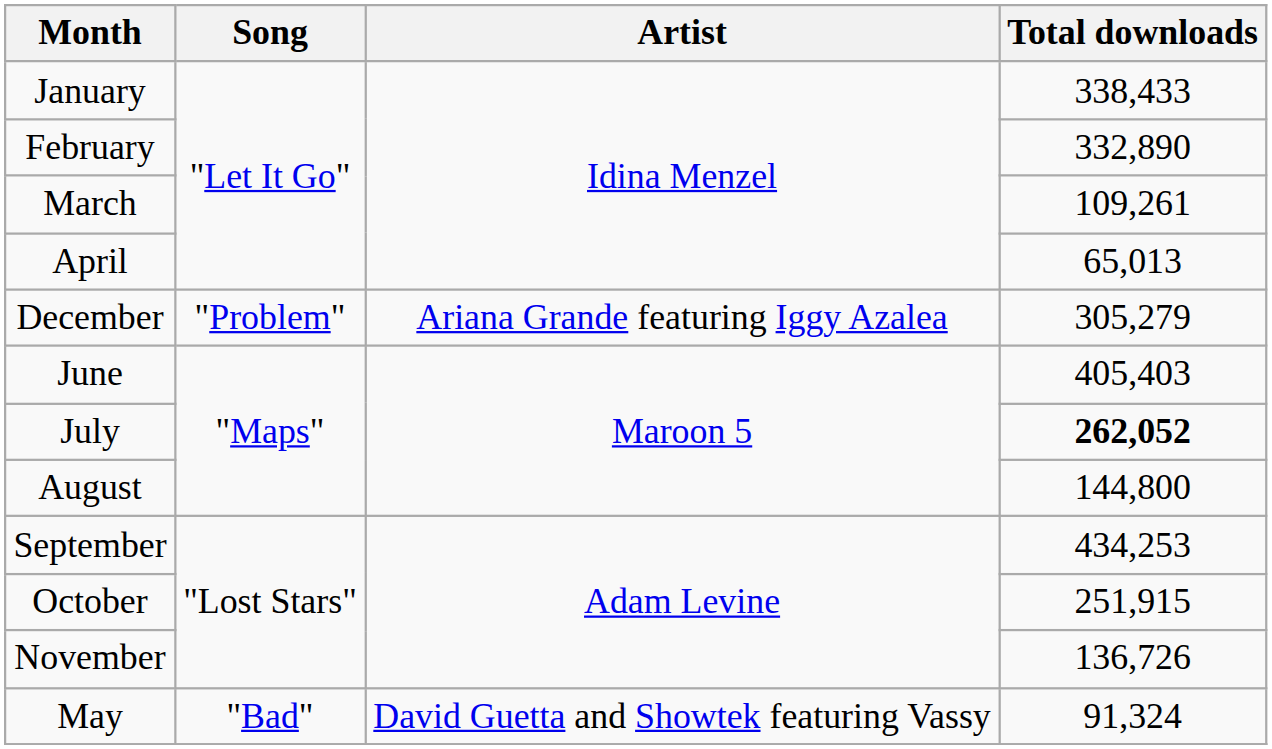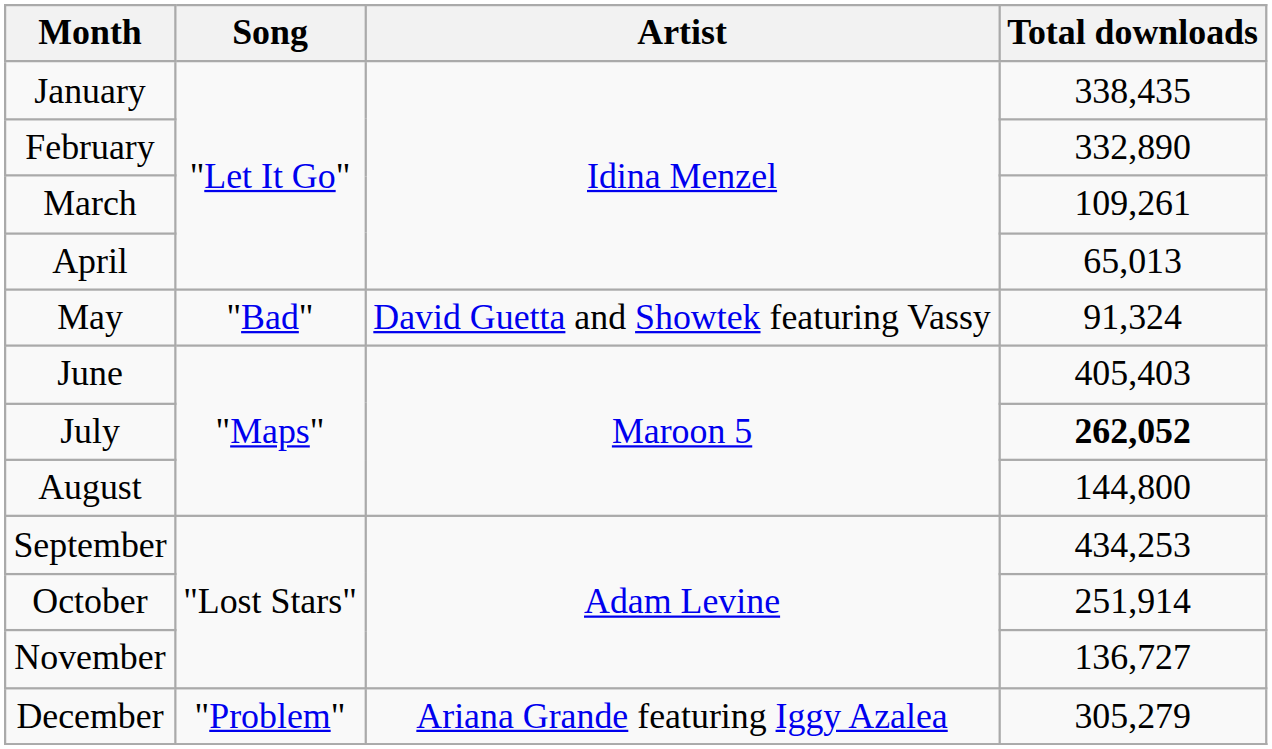(1133, 89) 338,433 -> (1133, 89) 338,435
rows swapped: (90, 714) <-> (90, 317)
(1133, 601) 251,915 -> (1133, 601) 251,914
(1133, 658) 136,726 -> (1133, 658) 136,727
